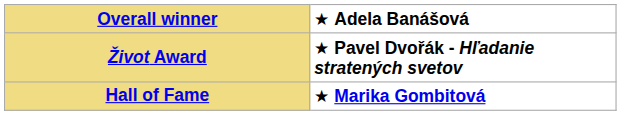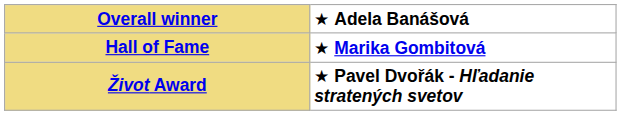rows swapped: (157, 95) <-> (157, 57)
